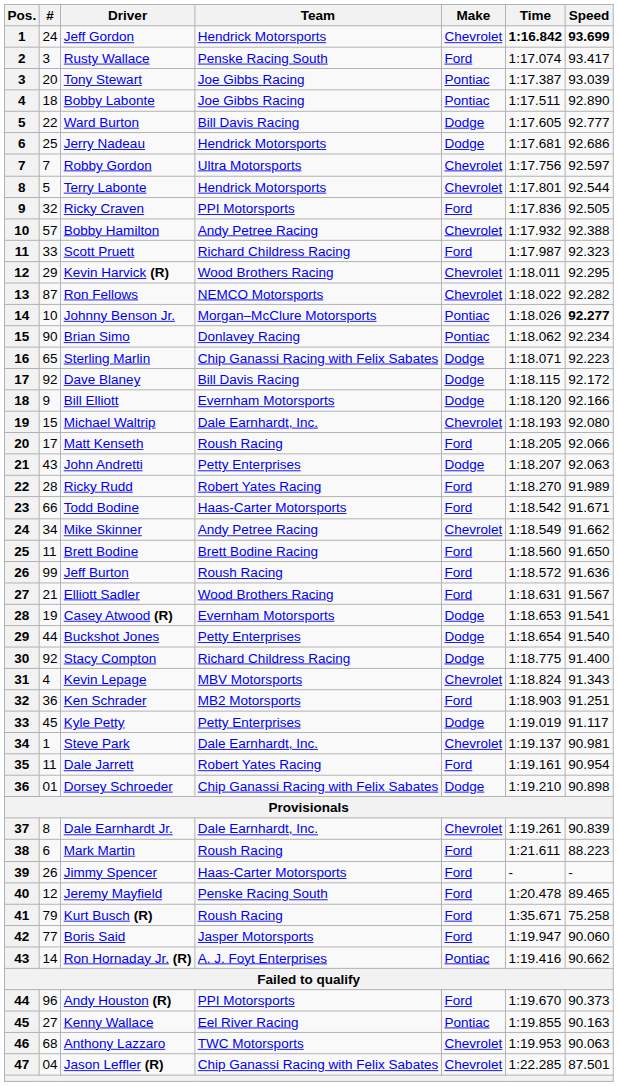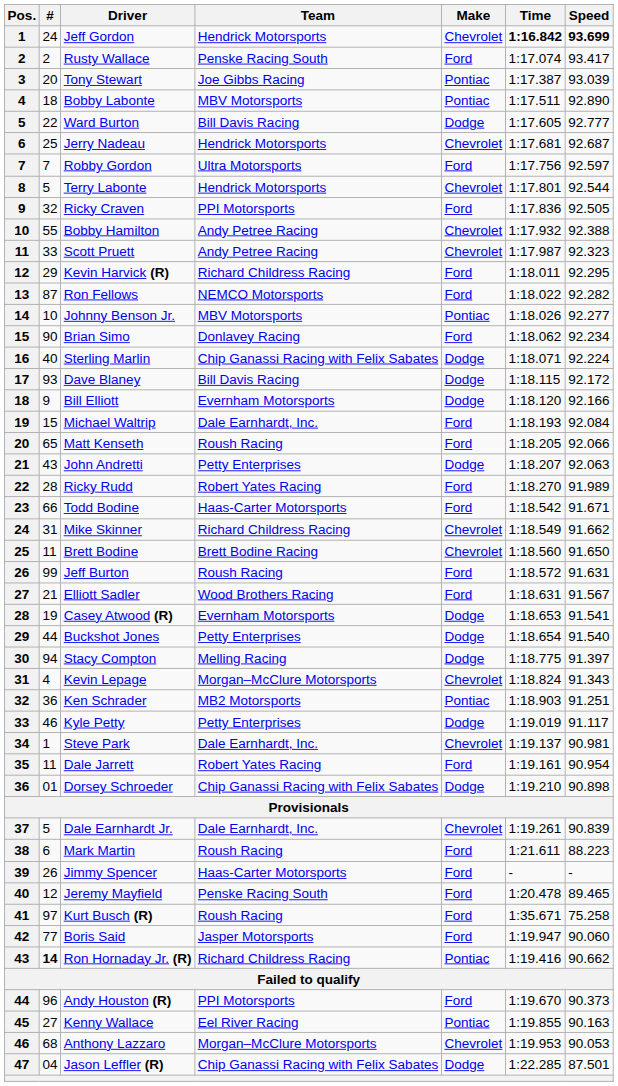(46, 58) 3 -> (46, 58) 2
(251, 101) Joe Gibbs Racing -> (250, 101) MBV Motorsports
(464, 144) Dodge -> (473, 144) Chevrolet
(589, 144) 92.686 -> (589, 144) 92.687
(473, 165) Chevrolet -> (458, 165) Ford
(50, 229) 57 -> (50, 229) 55
(274, 251) Richard Childress Racing -> (258, 251) Andy Petree Racing
(458, 251) Ford -> (473, 251) Chevrolet
(266, 272) Wood Brothers Racing -> (274, 272) Richard Childress Racing
(473, 272) Chevrolet -> (458, 272) Ford
(473, 294) Chevrolet -> (458, 294) Ford
(287, 315) Morgan–McClure Motorsports -> (250, 315) MBV Motorsports
(589, 315) bold -> (589, 315) normal
(467, 337) Pontiac -> (458, 337) Ford
(50, 358) 65 -> (50, 358) 40
(589, 358) 92.223 -> (589, 358) 92.224
(50, 379) 92 -> (50, 379) 93
(473, 422) Chevrolet -> (458, 422) Ford
(589, 422) 92.080 -> (589, 422) 92.084
(50, 444) 17 -> (50, 444) 65
(50, 529) 34 -> (50, 529) 31
(258, 529) Andy Petree Racing -> (274, 529) Richard Childress Racing
(458, 551) Ford -> (473, 551) Chevrolet
(589, 572) 91.636 -> (589, 572) 91.631
(50, 658) 92 -> (50, 658) 94
(274, 658) Richard Childress Racing -> (242, 658) Melling Racing
(589, 658) 91.400 -> (589, 658) 91.397
(250, 679) MBV Motorsports -> (287, 679) Morgan–McClure Motorsports
(458, 701) Ford -> (467, 701) Pontiac
(50, 722) 45 -> (50, 722) 46
(46, 829) 8 -> (46, 829) 5
(50, 915) 79 -> (50, 915) 97
(50, 958) normal -> (50, 958) bold
(262, 958) A. J. Foyt Enterprises -> (274, 958) Richard Childress Racing
(251, 1043) TWC Motorsports -> (287, 1043) Morgan–McClure Motorsports
(589, 1043) 90.063 -> (589, 1043) 90.053
(473, 1065) Chevrolet -> (464, 1065) Dodge
